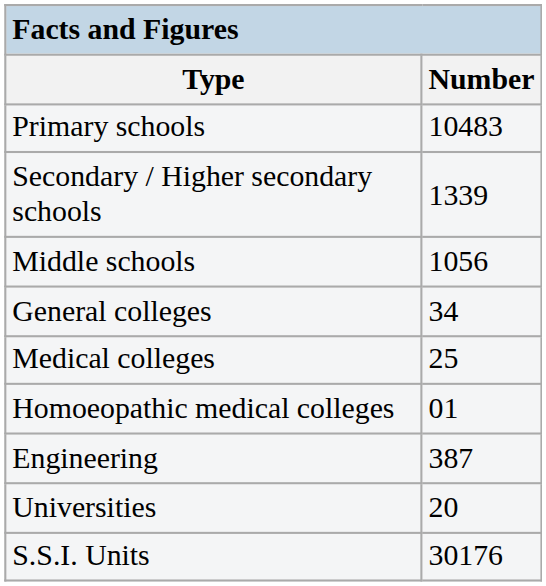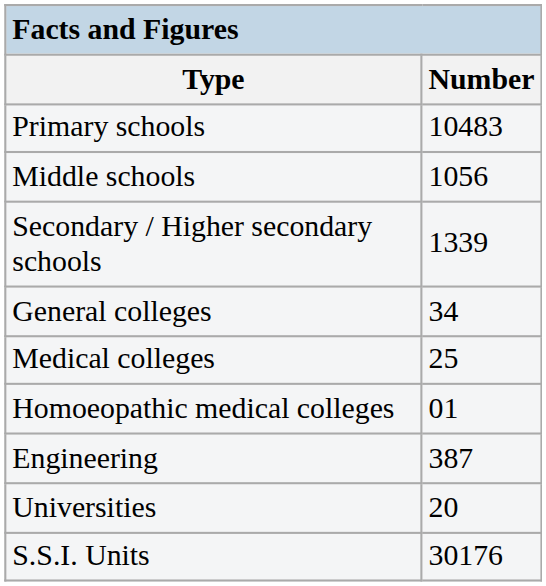rows swapped: (104, 260) <-> (192, 194)
